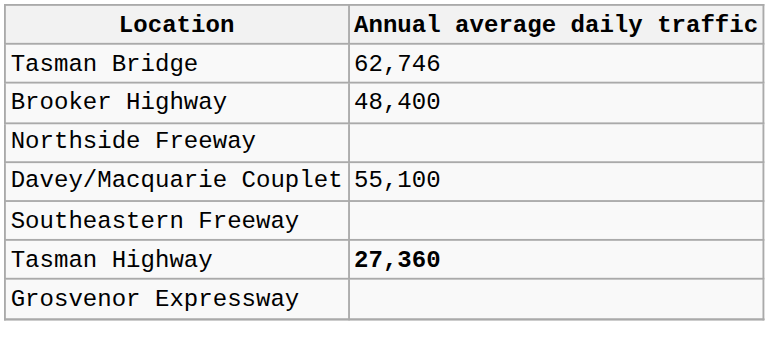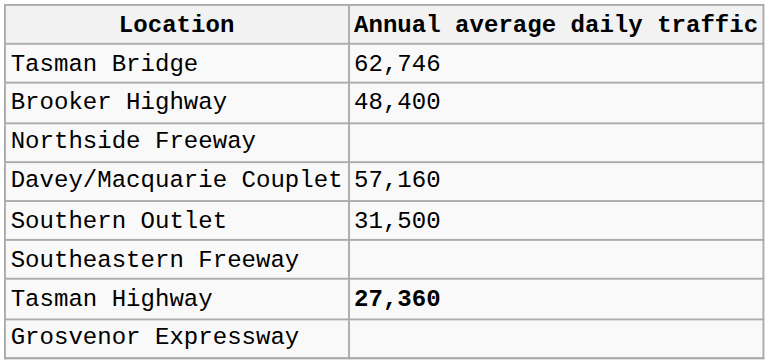(397, 181) 55,100 -> (397, 181) 57,160
+ row: (119, 221)
